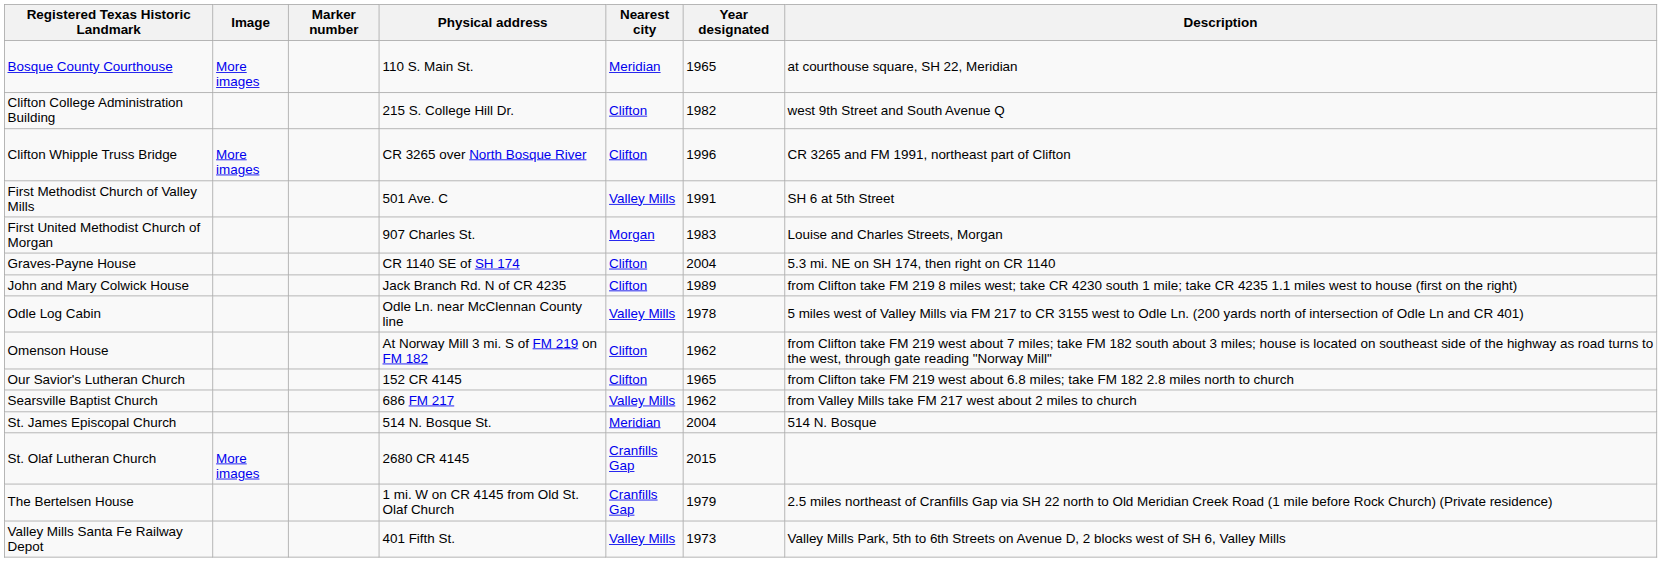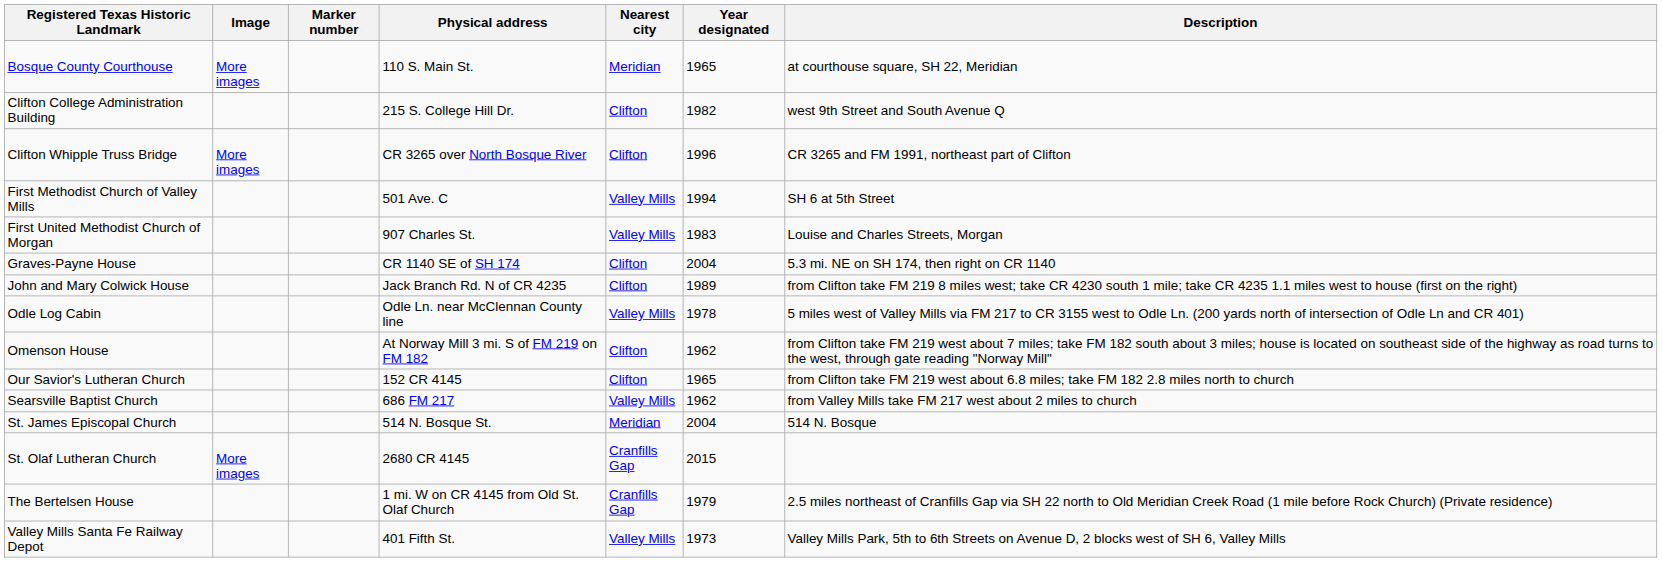(701, 198) 1991 -> (701, 198) 1994
(632, 235) Morgan -> (642, 235) Valley Mills
